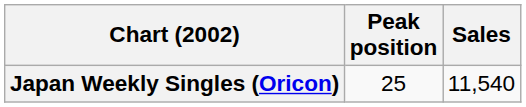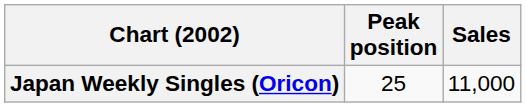(481, 83) 11,540 -> (481, 83) 11,000
